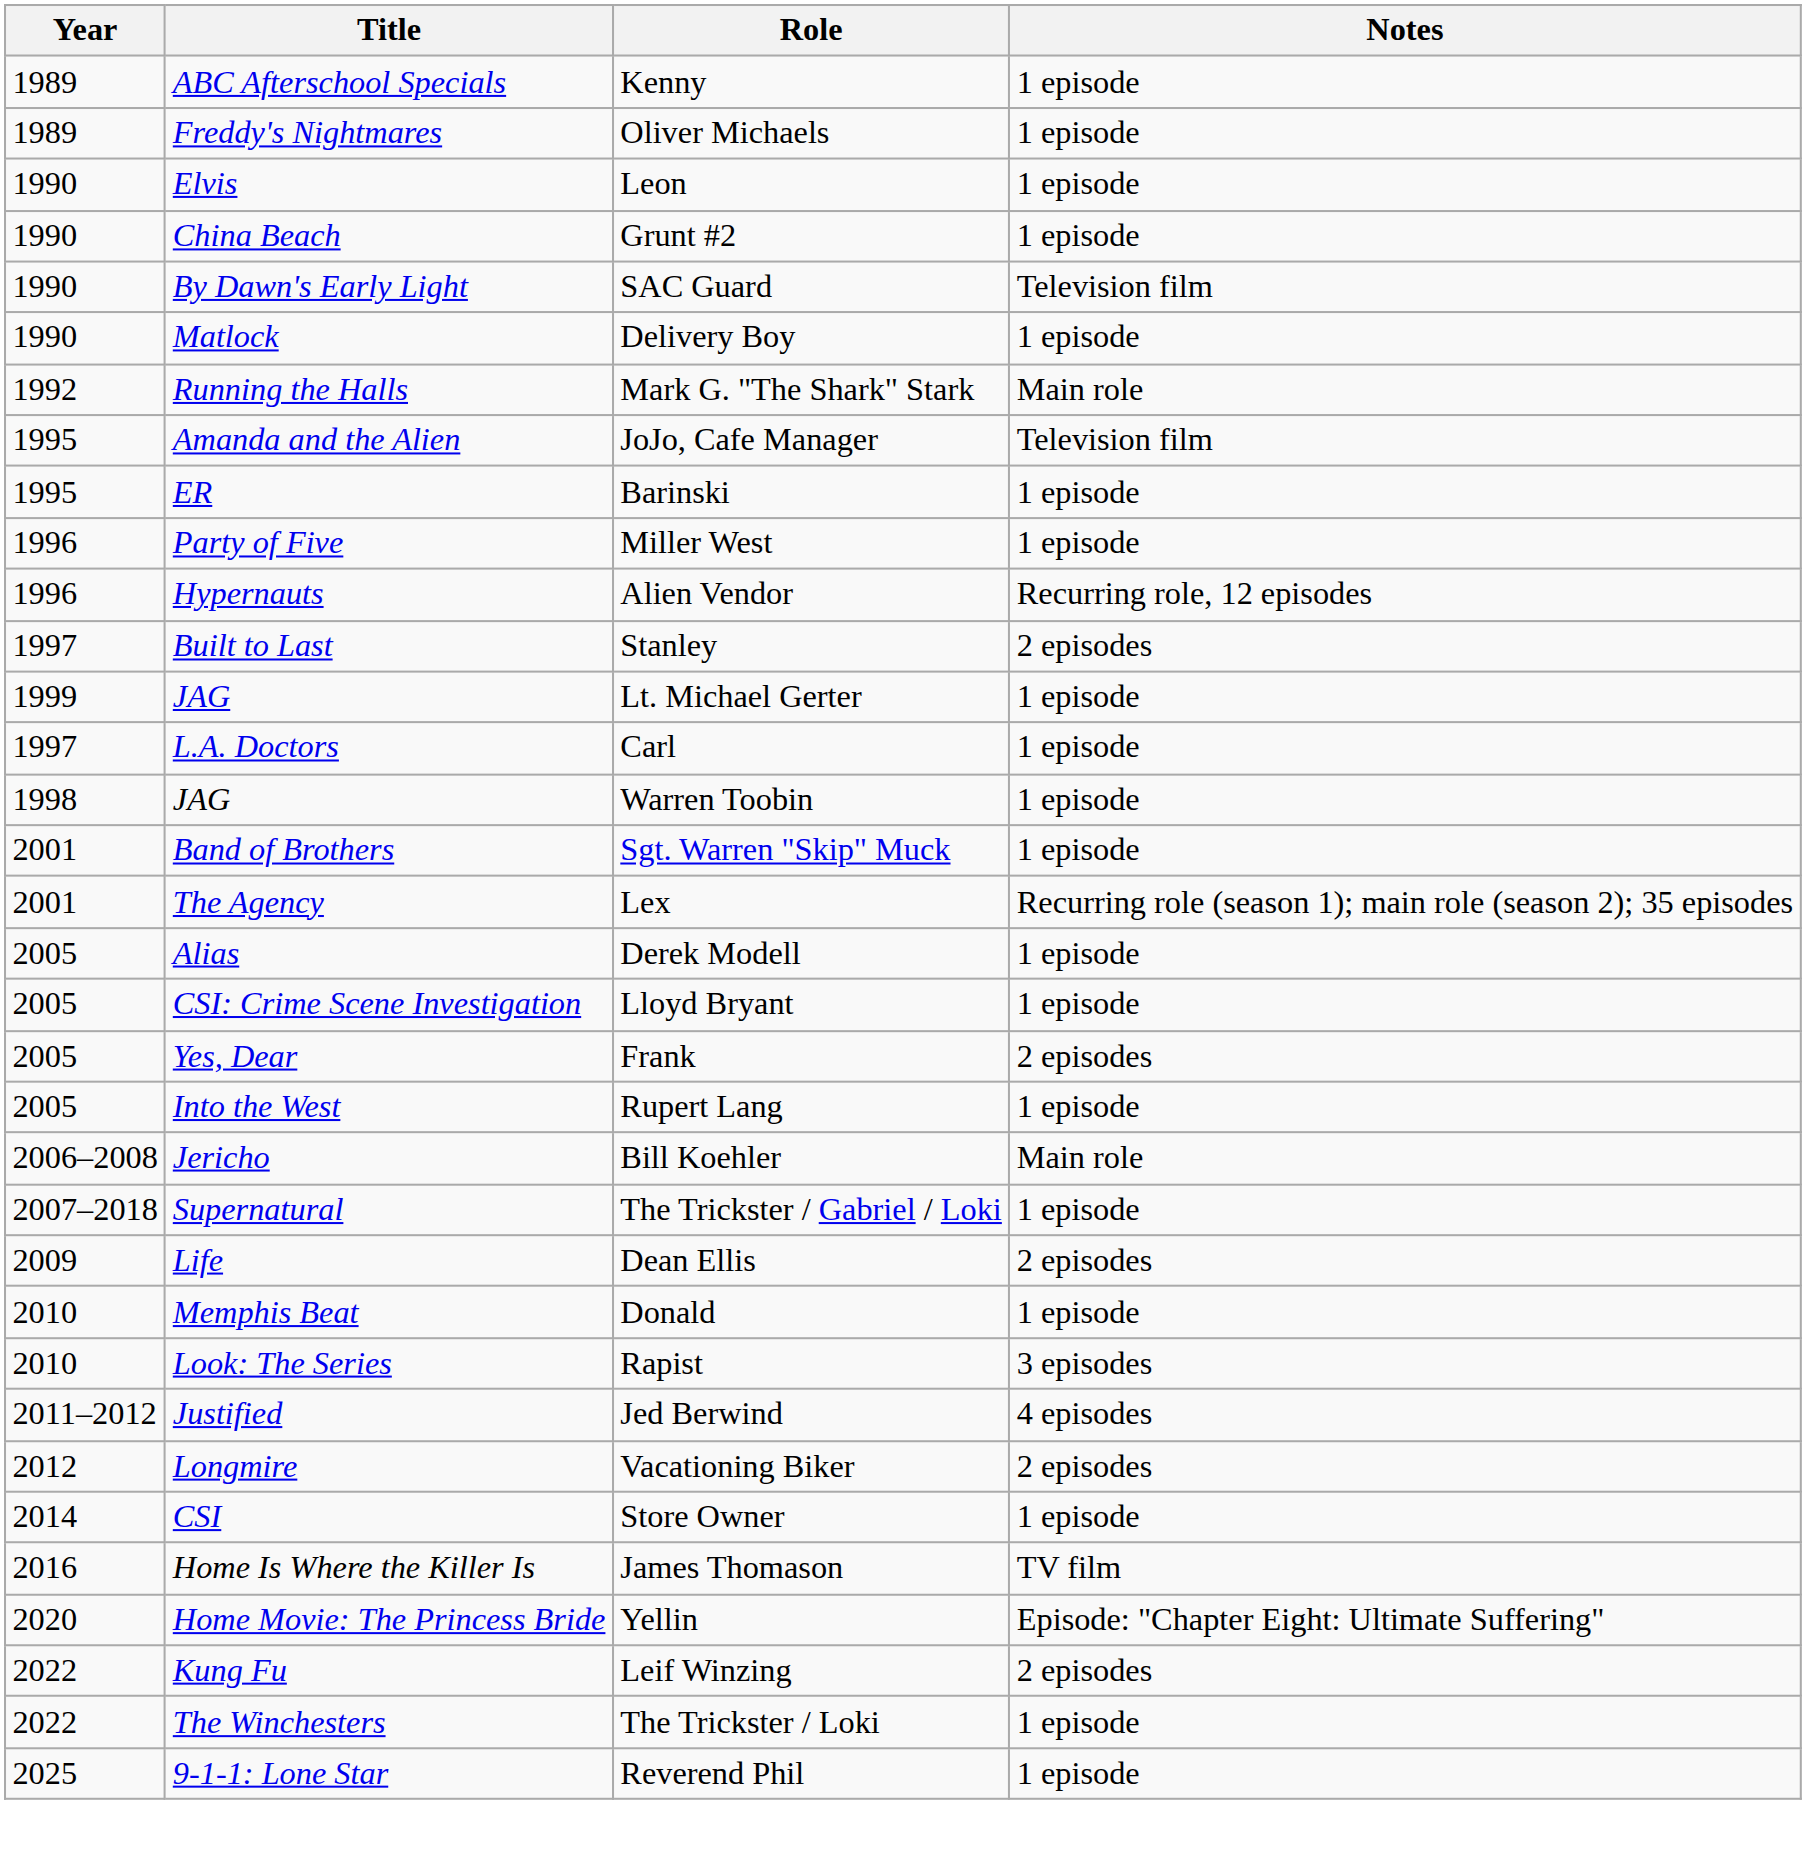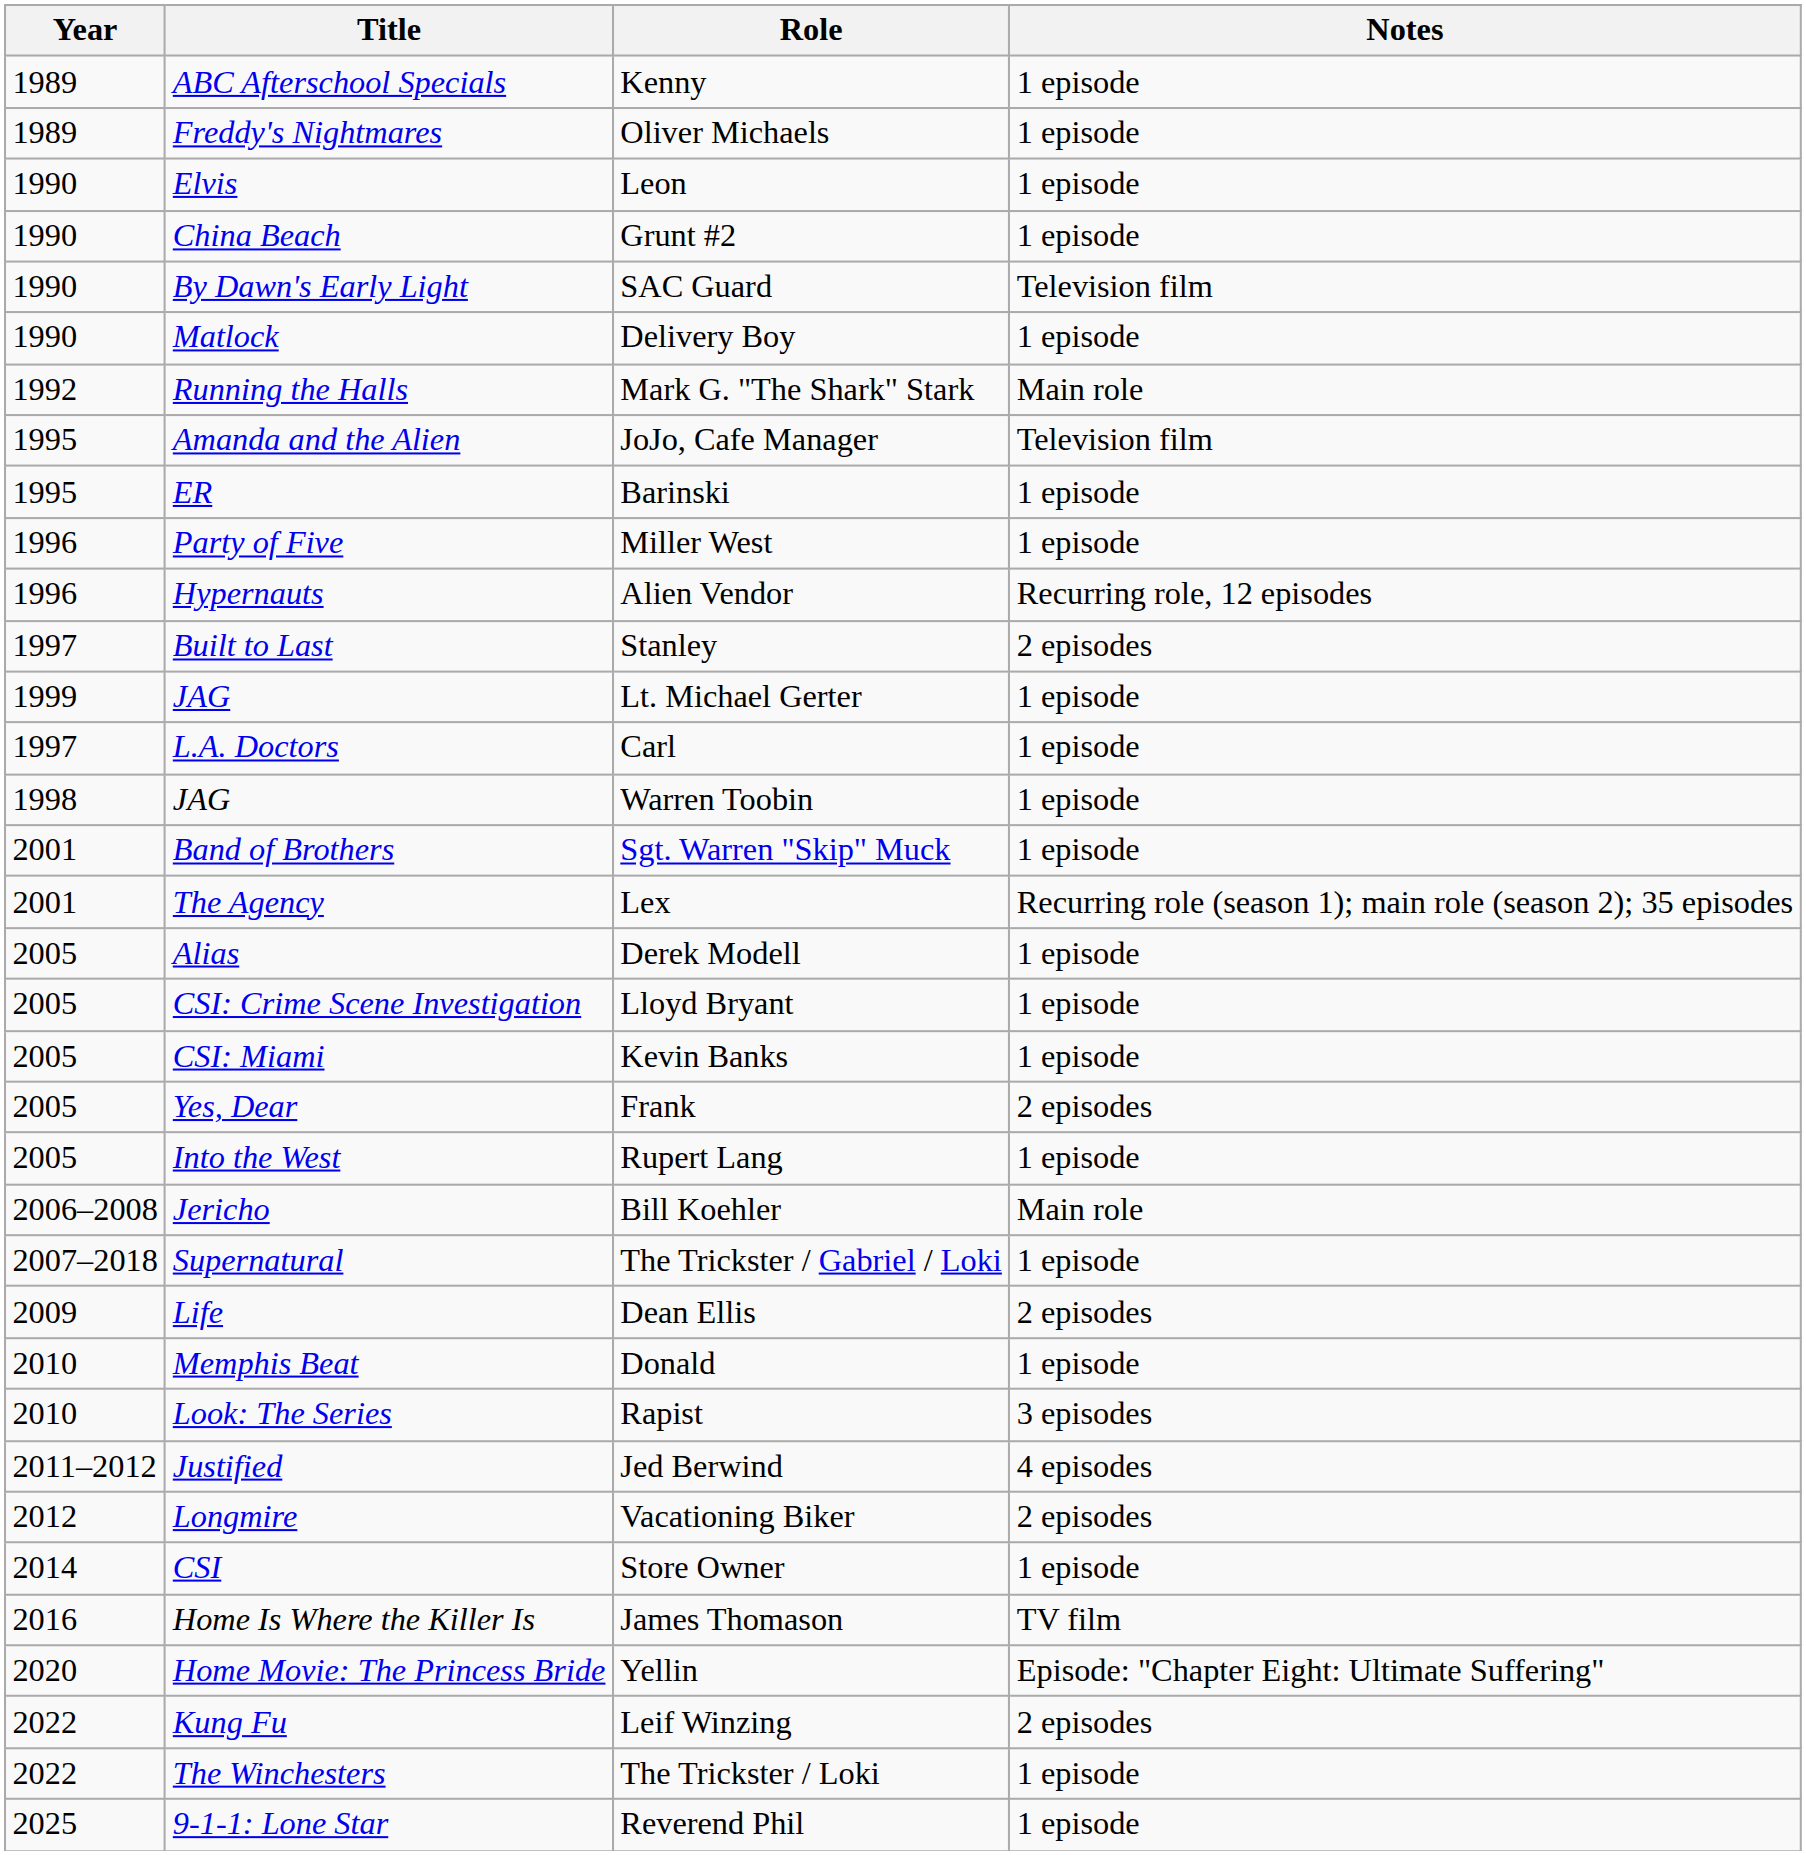+ row: (704, 1055)
